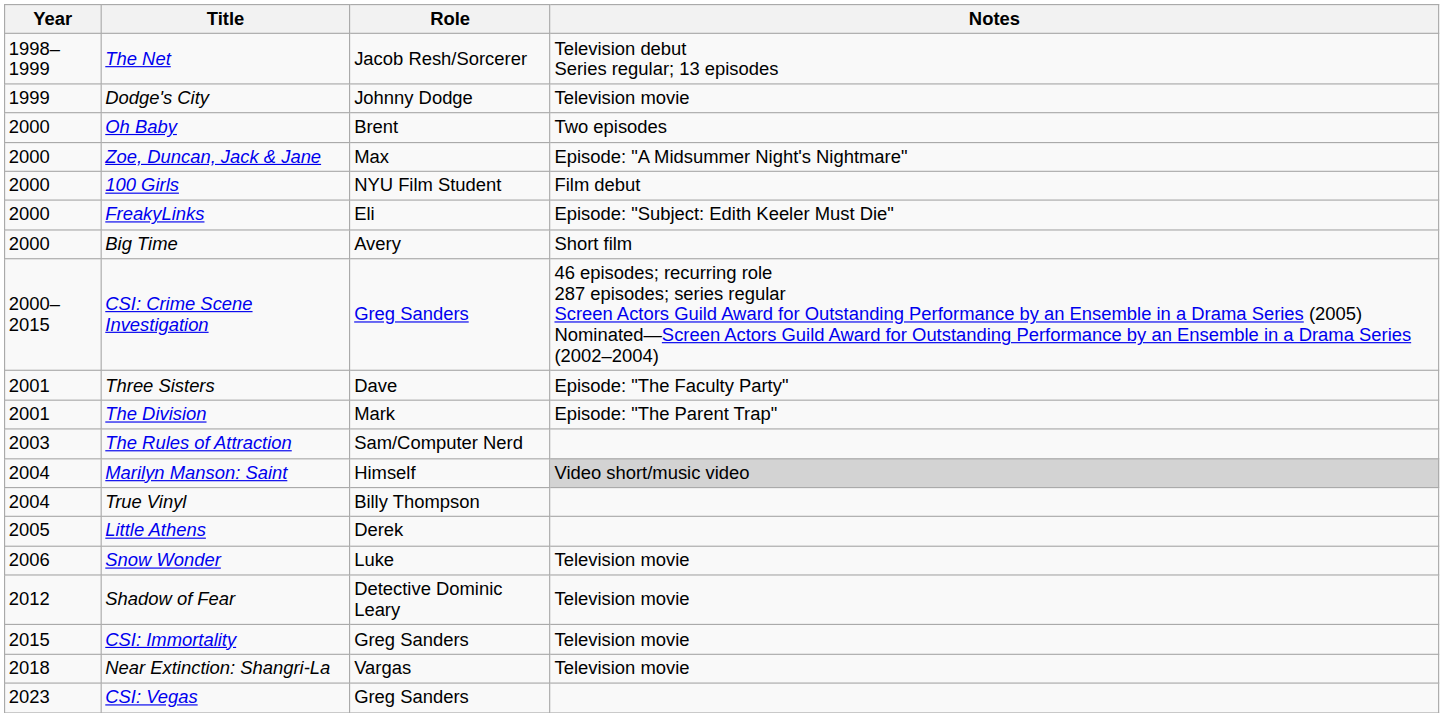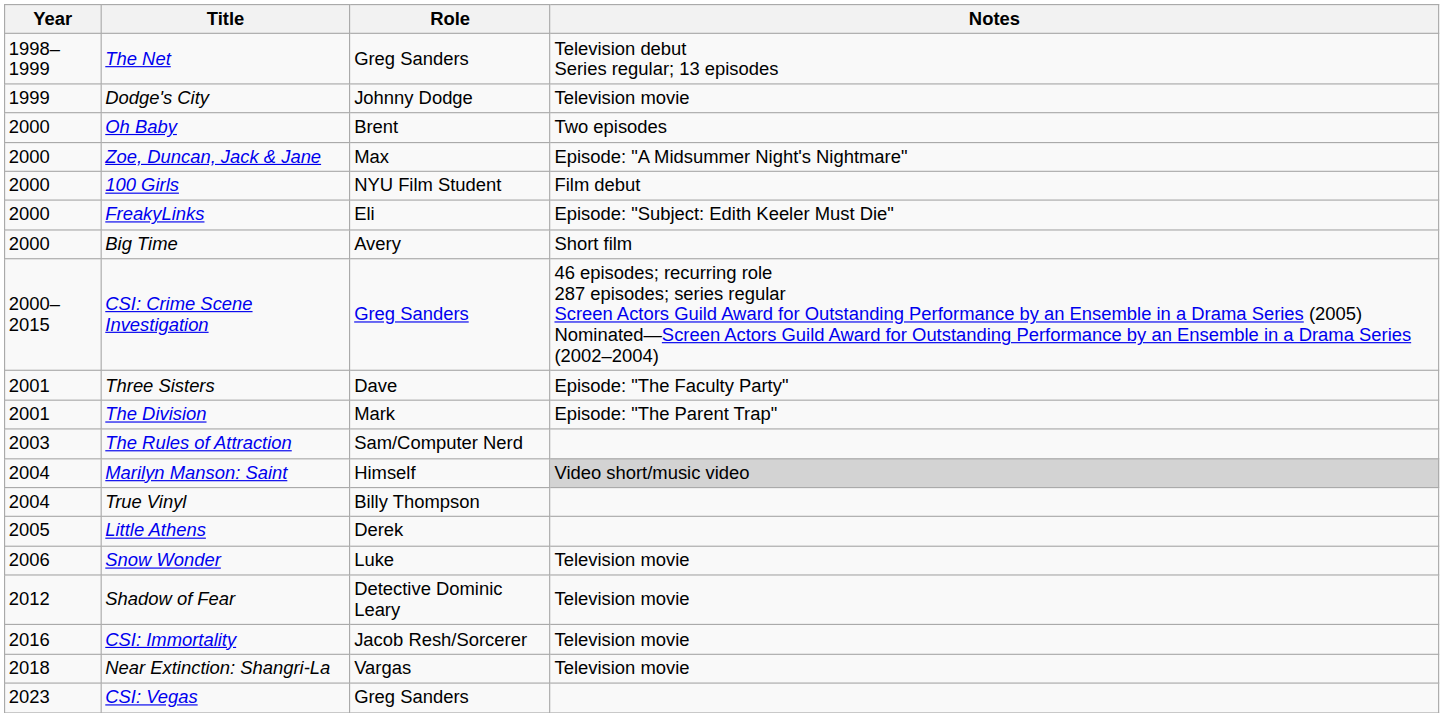(441, 58) Jacob Resh/Sorcerer -> (411, 58) Greg Sanders
(29, 639) 2015 -> (29, 639) 2016
(411, 639) Greg Sanders -> (441, 639) Jacob Resh/Sorcerer
